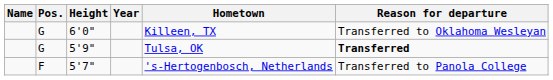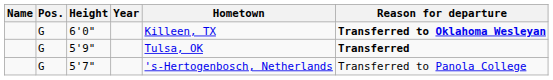(442, 31) normal -> (442, 31) bold
(41, 66) F -> (41, 66) G
